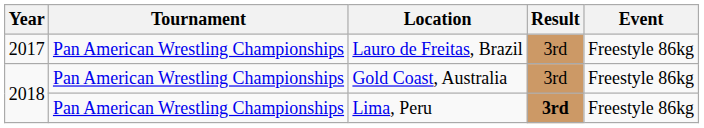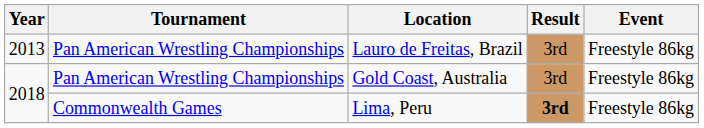(27, 49) 2017 -> (27, 49) 2013
(199, 108) Pan American Wrestling Championships -> (137, 108) Commonwealth Games
